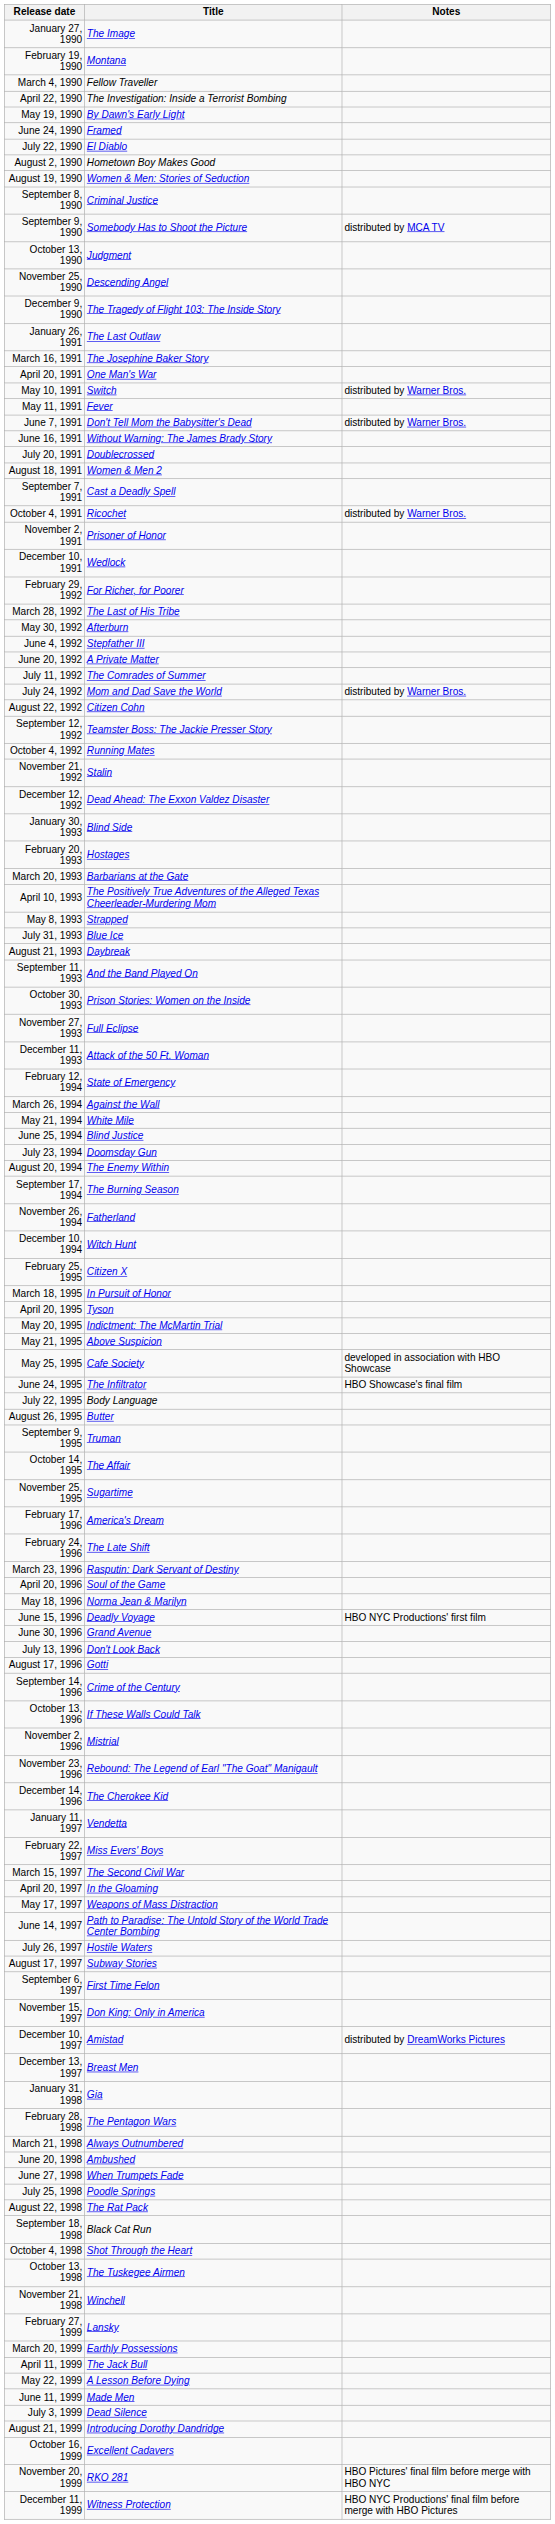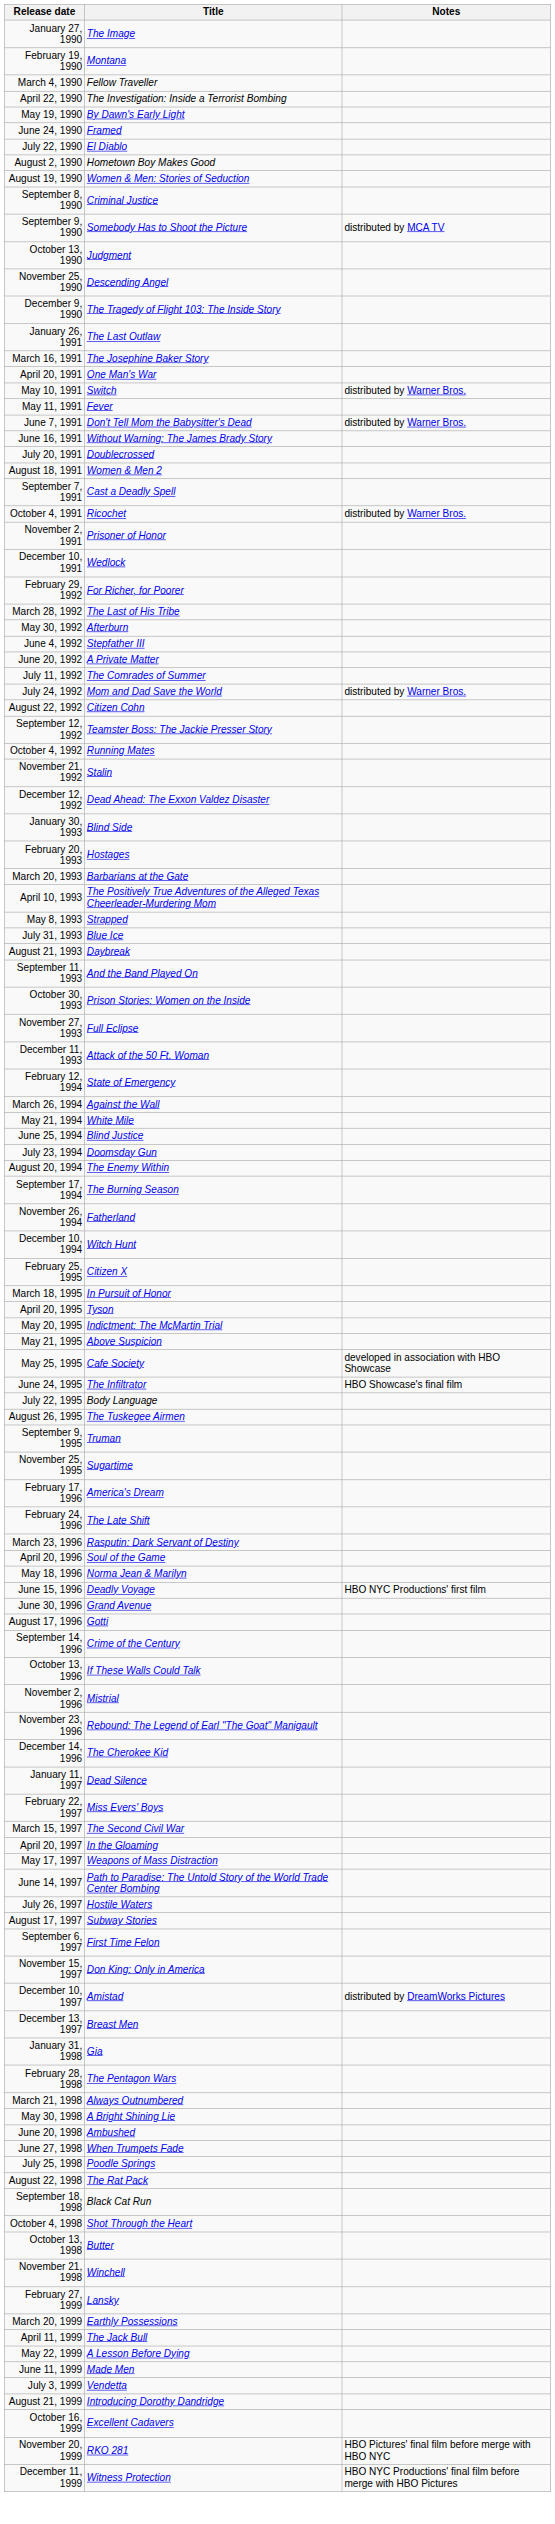(100, 1417) Butter -> (136, 1417) The Tuskegee Airmen
- row: (56, 1466)
- row: (52, 1649)
(107, 1823) Vendetta -> (117, 1780) Dead Silence
+ row: (52, 2116)
(136, 2273) The Tuskegee Airmen -> (100, 2245) Butter
(117, 2413) Dead Silence -> (107, 2385) Vendetta
